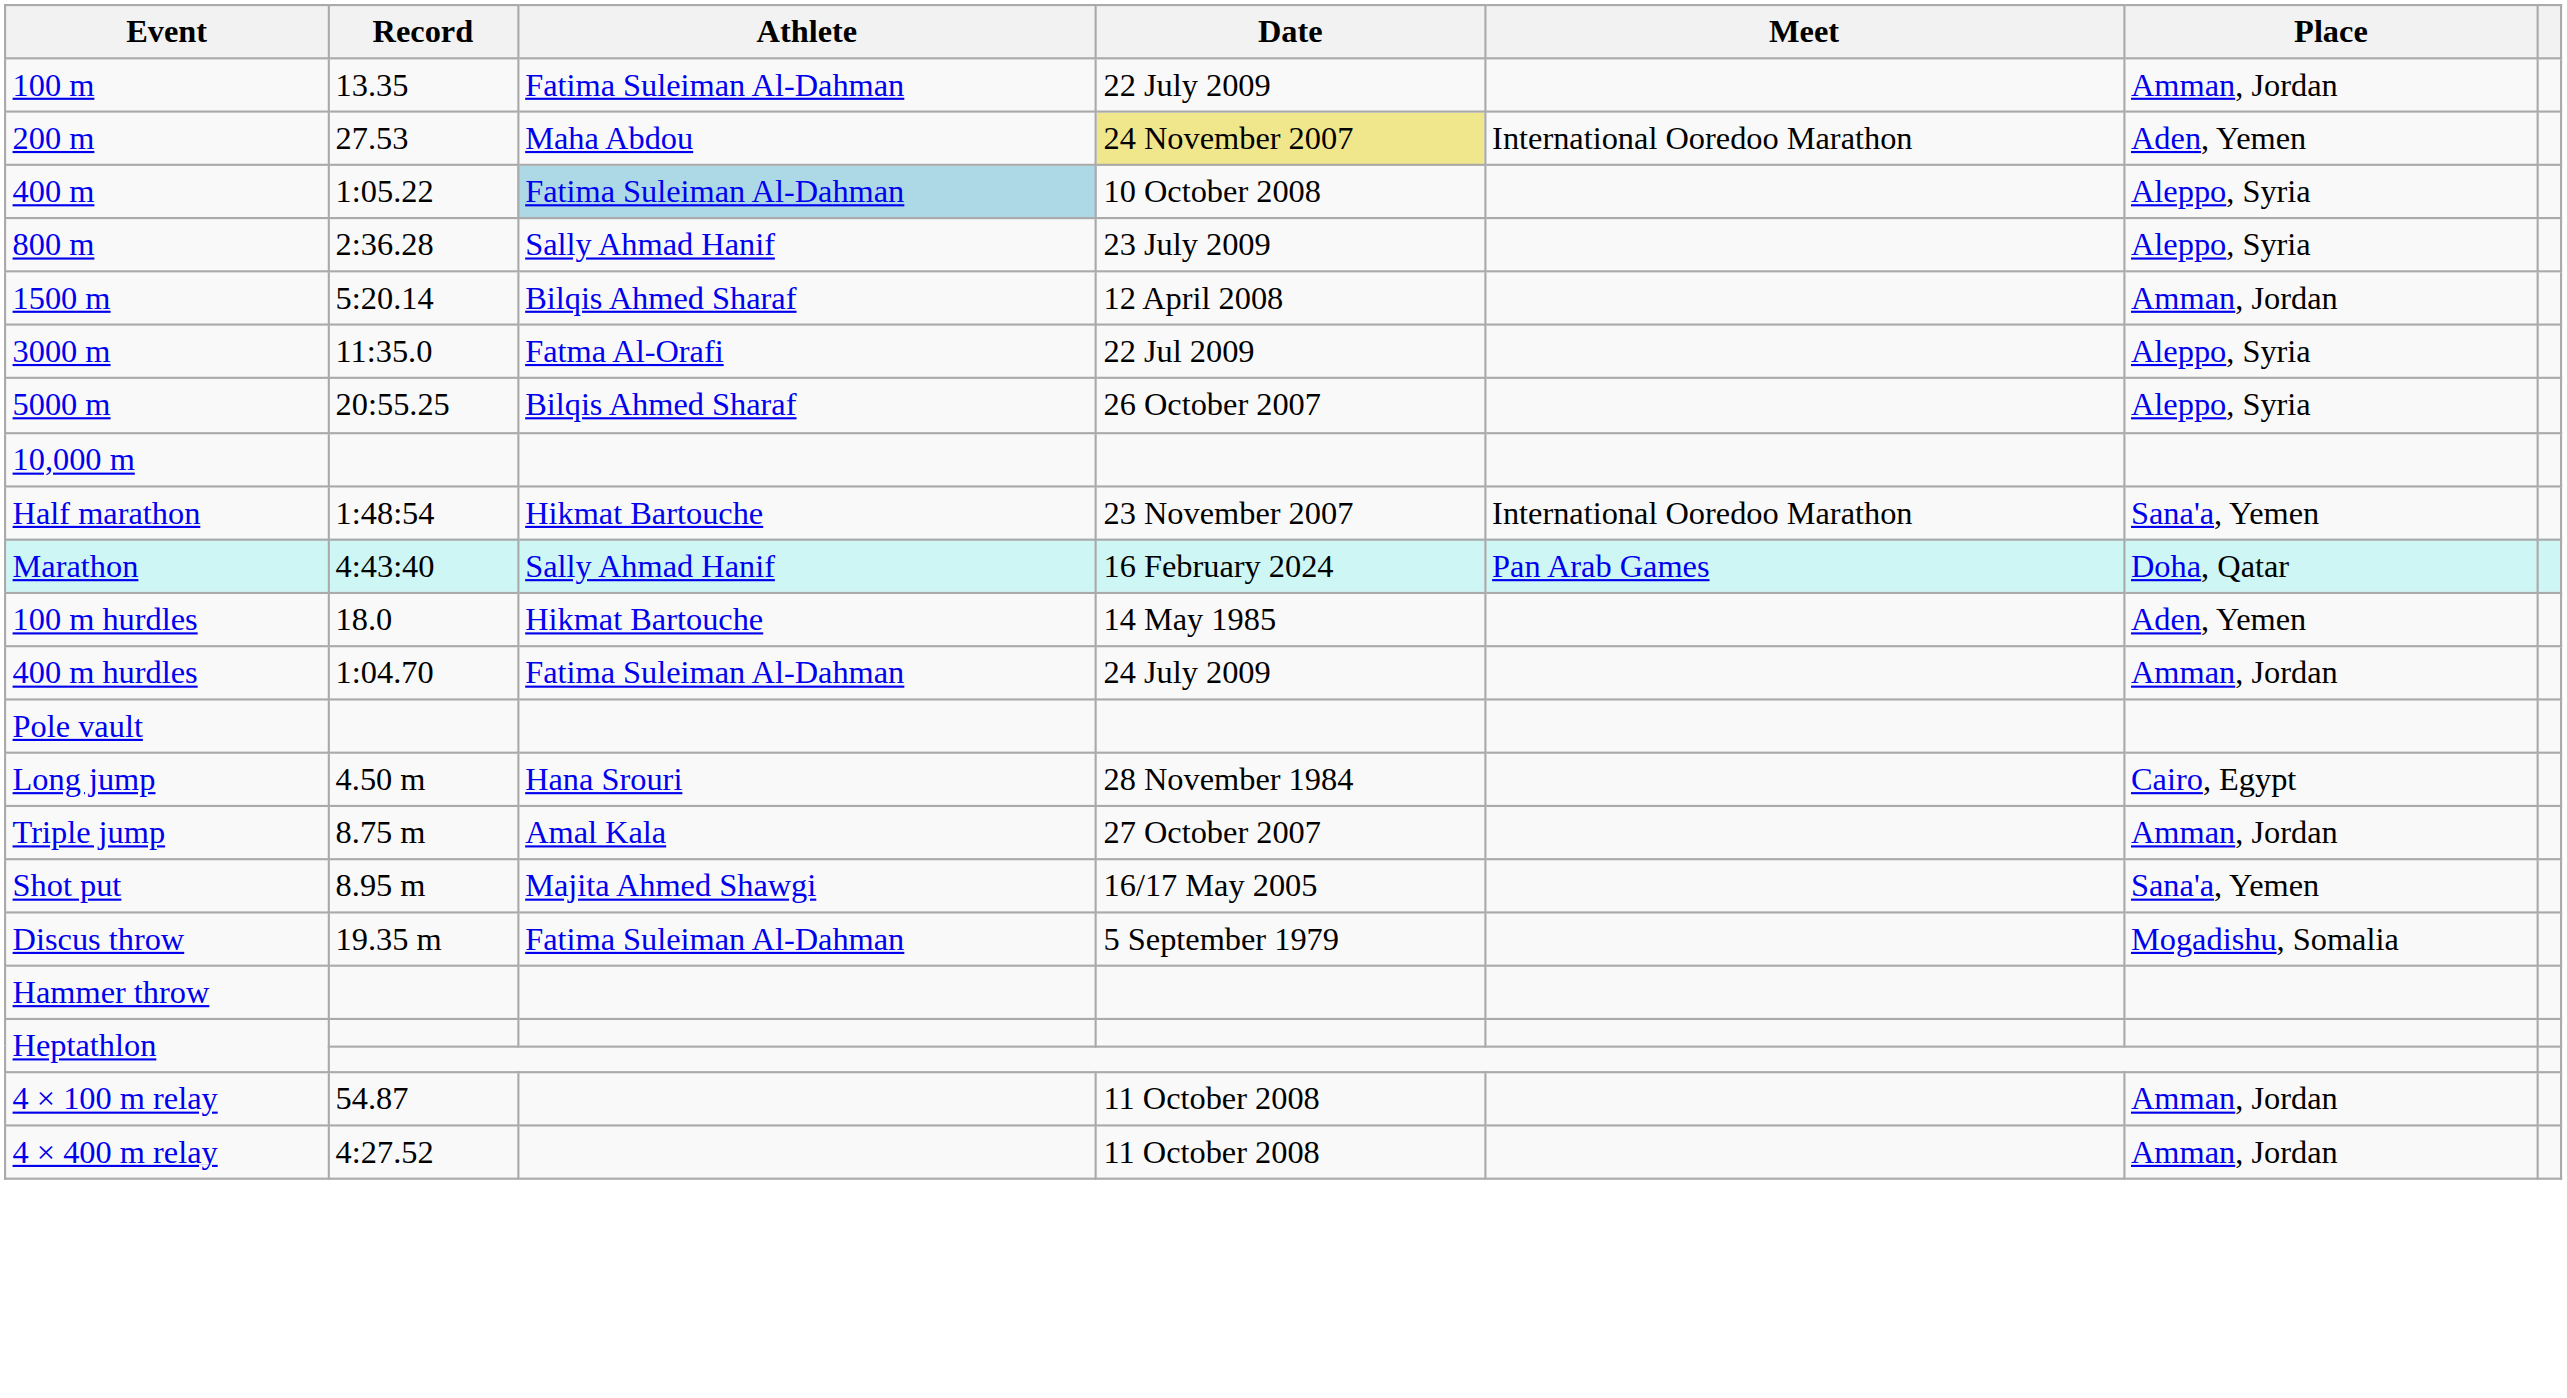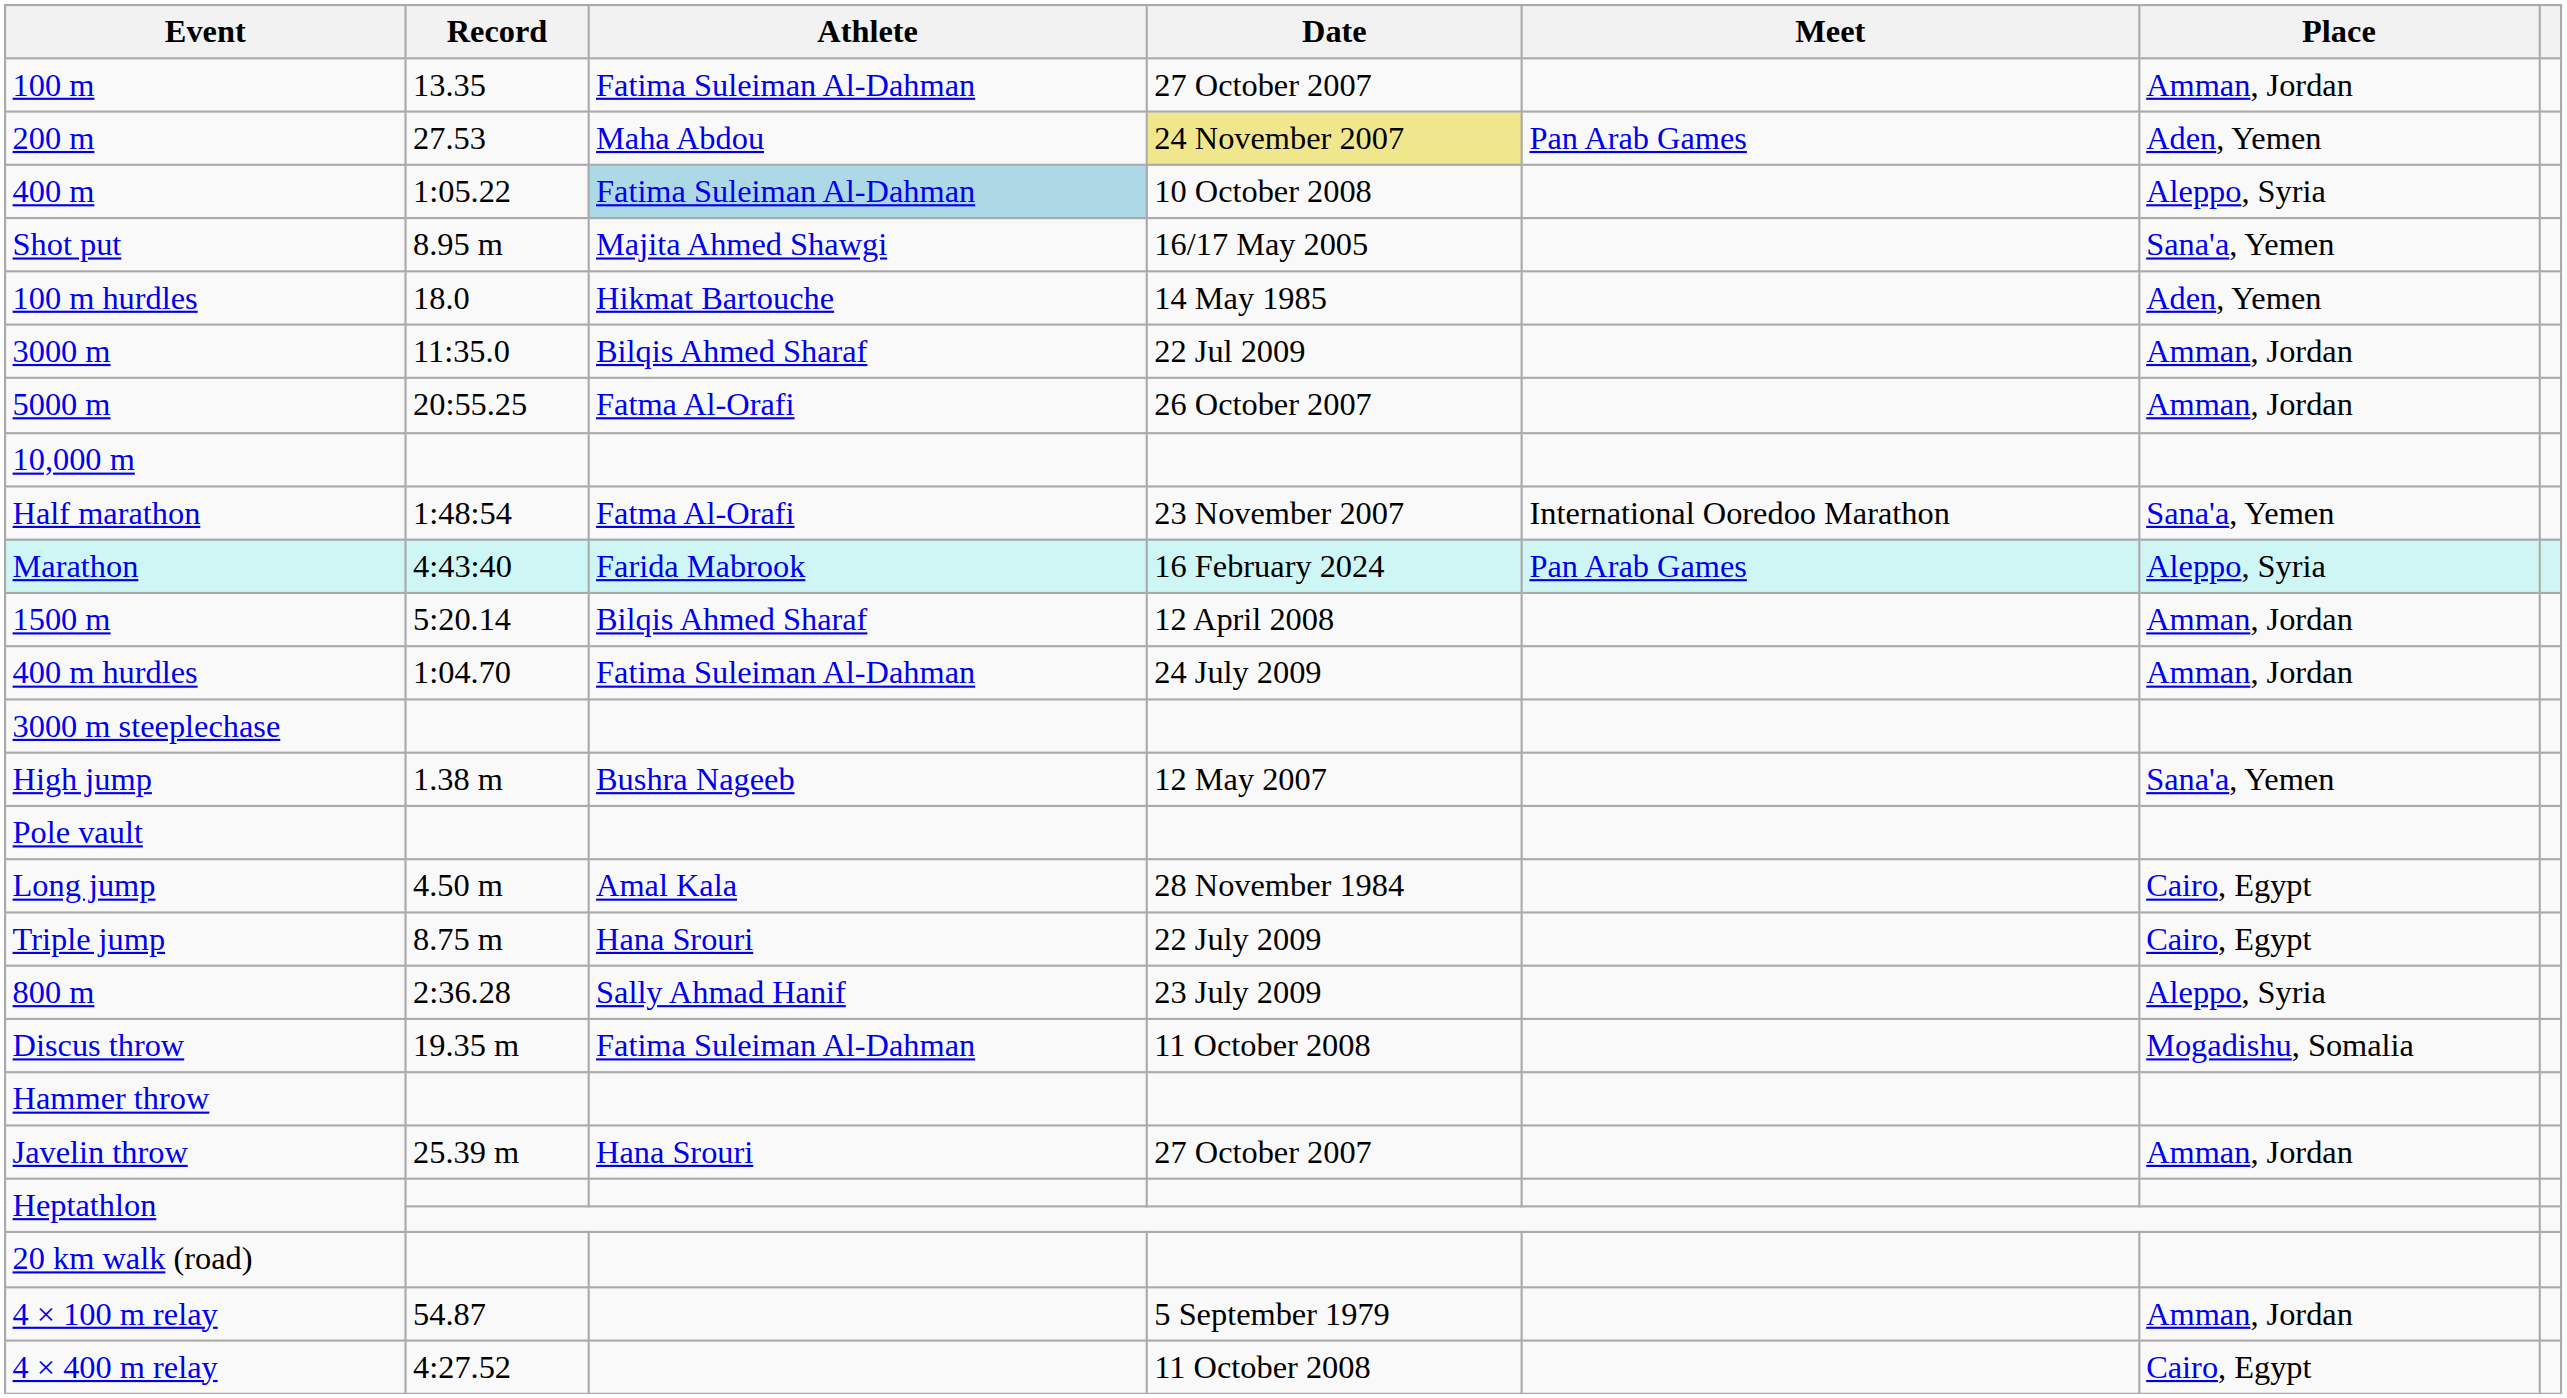(1187, 84) 22 July 2009 -> (1263, 84) 27 October 2007
(1702, 138) International Ooredoo Marathon -> (1638, 138) Pan Arab Games
rows swapped: (53, 244) <-> (67, 885)
rows swapped: (62, 298) <-> (105, 618)
(624, 351) Fatma Al-Orafi -> (732, 351) Bilqis Ahmed Sharaf
(2221, 351) Aleppo, Syria -> (2250, 351) Amman, Jordan
(661, 405) Bilqis Ahmed Sharaf -> (695, 405) Fatma Al-Orafi
(2221, 405) Aleppo, Syria -> (2250, 405) Amman, Jordan
(644, 511) Hikmat Bartouche -> (695, 511) Fatma Al-Orafi
(650, 565) Sally Ahmad Hanif -> (701, 565) Farida Mabrook
(2210, 565) Doha, Qatar -> (2236, 565) Aleppo, Syria
+ row: (146, 725)
+ row: (82, 778)
(604, 778) Hana Srouri -> (667, 885) Amal Kala
(596, 832) Amal Kala -> (675, 938) Hana Srouri
(1212, 832) 27 October 2007 -> (1238, 938) 22 July 2009
(2234, 832) Amman, Jordan -> (2229, 938) Cairo, Egypt
(1221, 938) 5 September 1979 -> (1262, 1045) 11 October 2008
+ row: (100, 1152)
+ row: (133, 1259)
(1212, 1099) 11 October 2008 -> (1272, 1312) 5 September 1979
(2234, 1152) Amman, Jordan -> (2229, 1365) Cairo, Egypt
